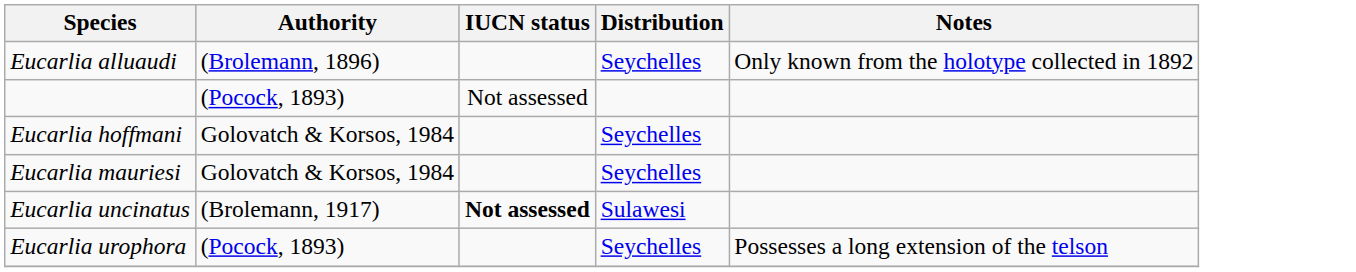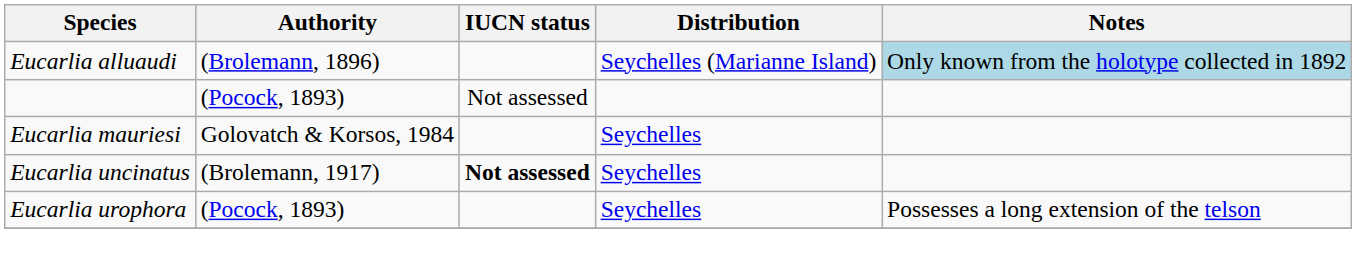(651, 60) Seychelles -> (738, 60) Seychelles (Marianne Island)
(964, 60) no background -> (1117, 60) lightblue background
- row: (96, 135)
(643, 209) Sulawesi -> (651, 172) Seychelles
